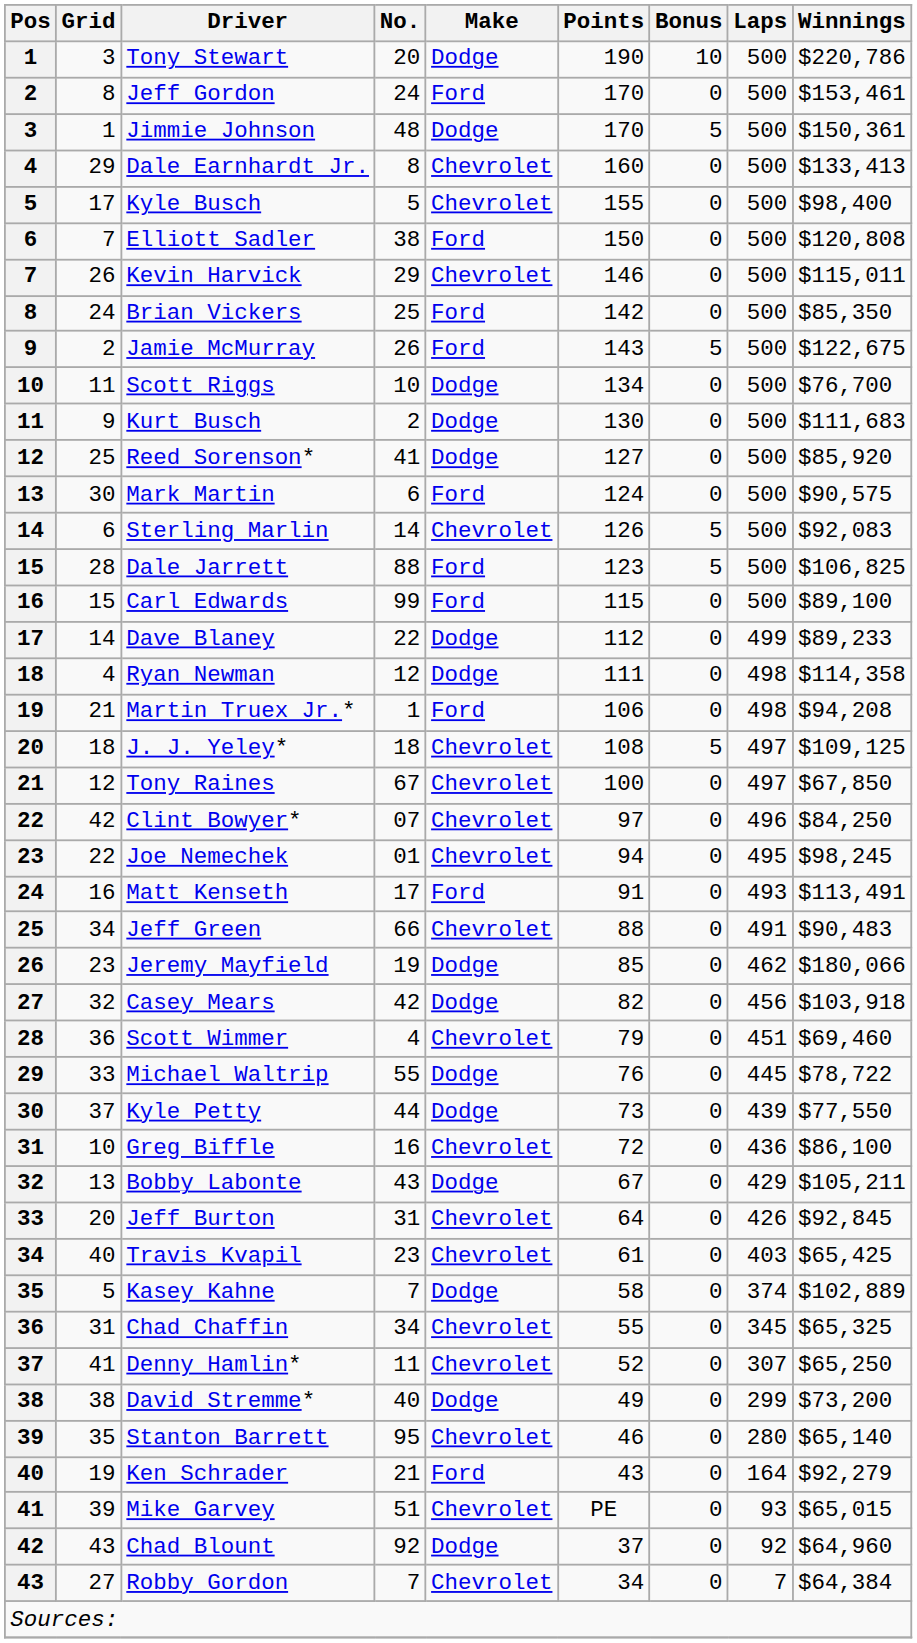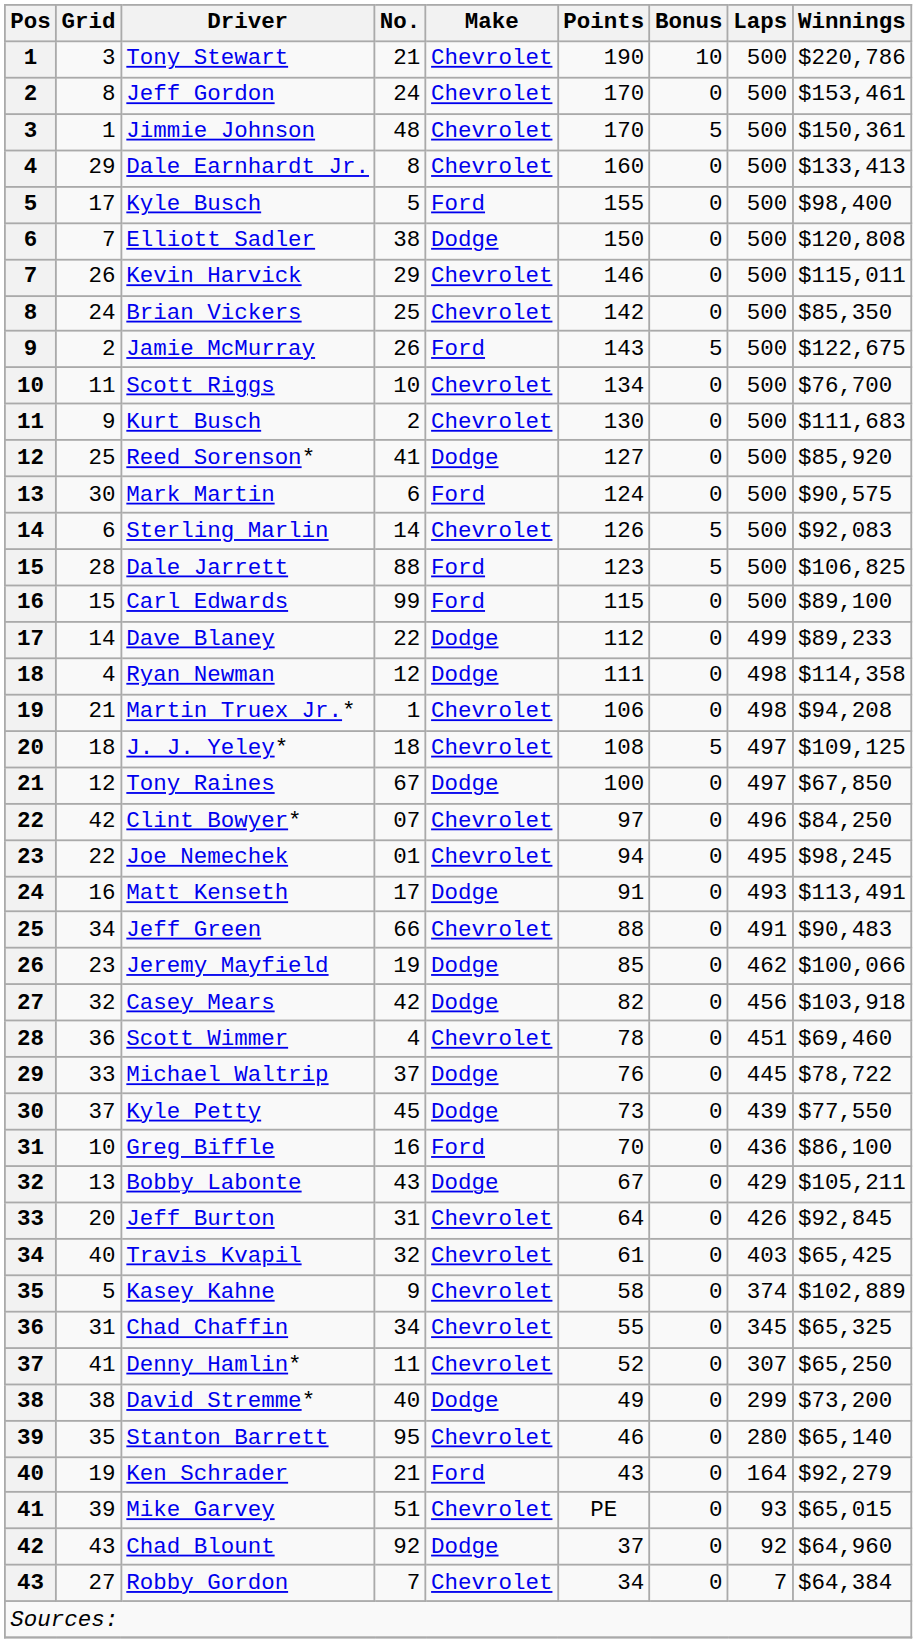(407, 60) 20 -> (407, 60) 21
(465, 60) Dodge -> (492, 60) Chevrolet
(458, 96) Ford -> (492, 96) Chevrolet
(465, 132) Dodge -> (492, 132) Chevrolet
(492, 205) Chevrolet -> (458, 205) Ford
(458, 241) Ford -> (465, 241) Dodge
(458, 314) Ford -> (492, 314) Chevrolet
(465, 386) Dodge -> (492, 386) Chevrolet
(465, 423) Dodge -> (492, 423) Chevrolet
(458, 713) Ford -> (492, 713) Chevrolet
(492, 785) Chevrolet -> (465, 785) Dodge
(458, 894) Ford -> (465, 894) Dodge
(852, 967) $180,066 -> (852, 967) $100,066
(631, 1039) 79 -> (631, 1039) 78
(407, 1076) 55 -> (407, 1076) 37
(407, 1112) 44 -> (407, 1112) 45
(492, 1148) Chevrolet -> (458, 1148) Ford
(631, 1148) 72 -> (631, 1148) 70
(407, 1257) 23 -> (407, 1257) 32
(414, 1293) 7 -> (414, 1293) 9
(465, 1293) Dodge -> (492, 1293) Chevrolet
